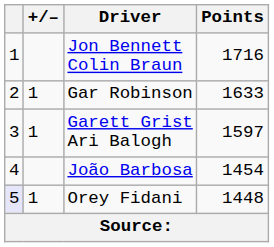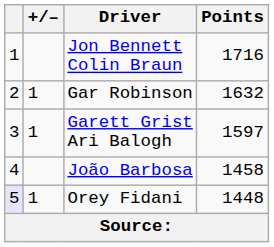(243, 95) 1633 -> (243, 95) 1632
(243, 171) 1454 -> (243, 171) 1458
